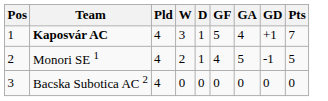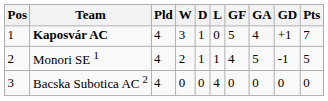+ column: (218, 14)
